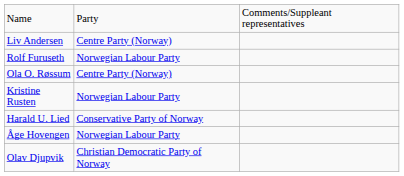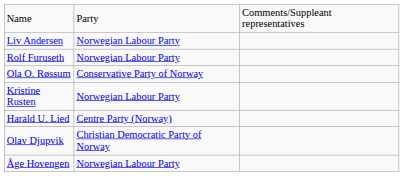(124, 40) Centre Party (Norway) -> (128, 40) Norwegian Labour Party
(124, 73) Centre Party (Norway) -> (140, 73) Conservative Party of Norway
(140, 118) Conservative Party of Norway -> (124, 118) Centre Party (Norway)
rows swapped: (38, 135) <-> (35, 157)
